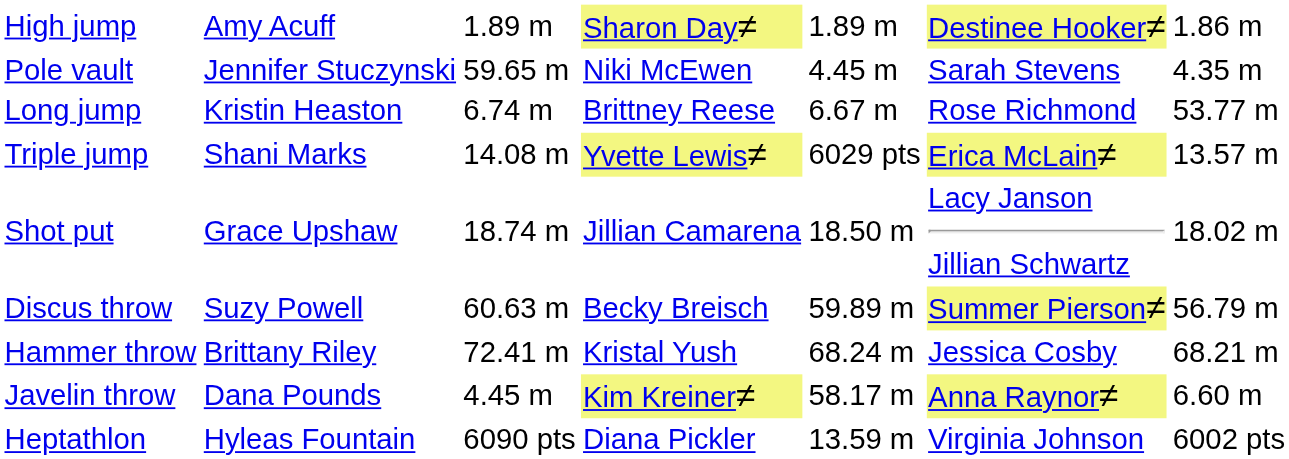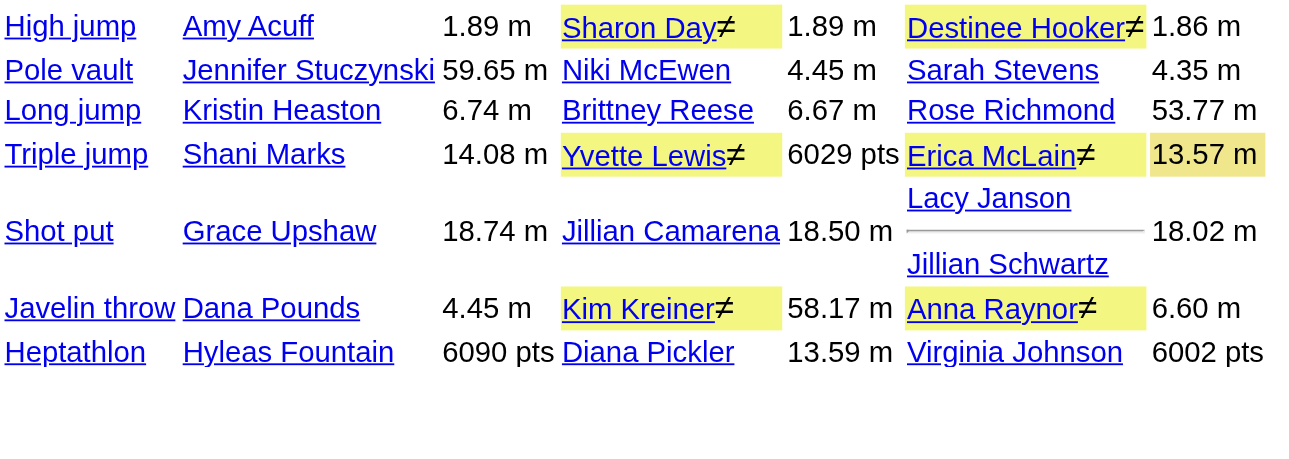(1226, 154) no background -> (1205, 154) khaki background
- row: (88, 308)
- row: (100, 351)
